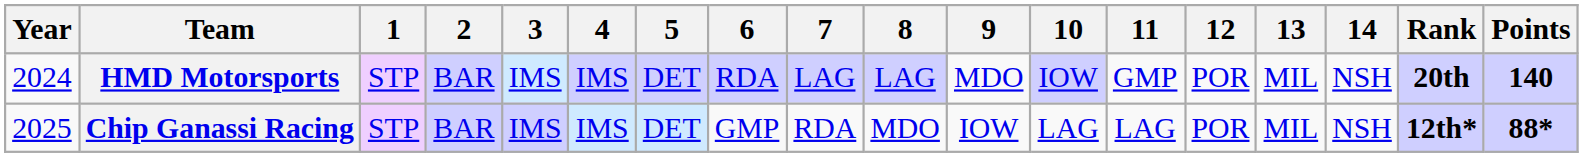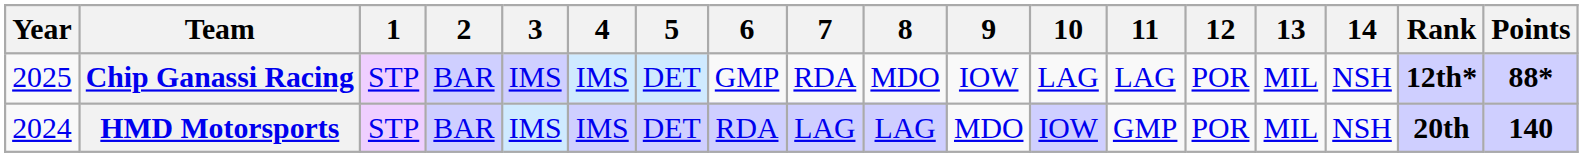rows swapped: (220, 77) <-> (220, 126)
